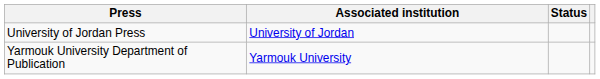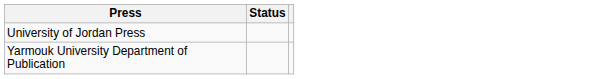- column: (397, 13)
